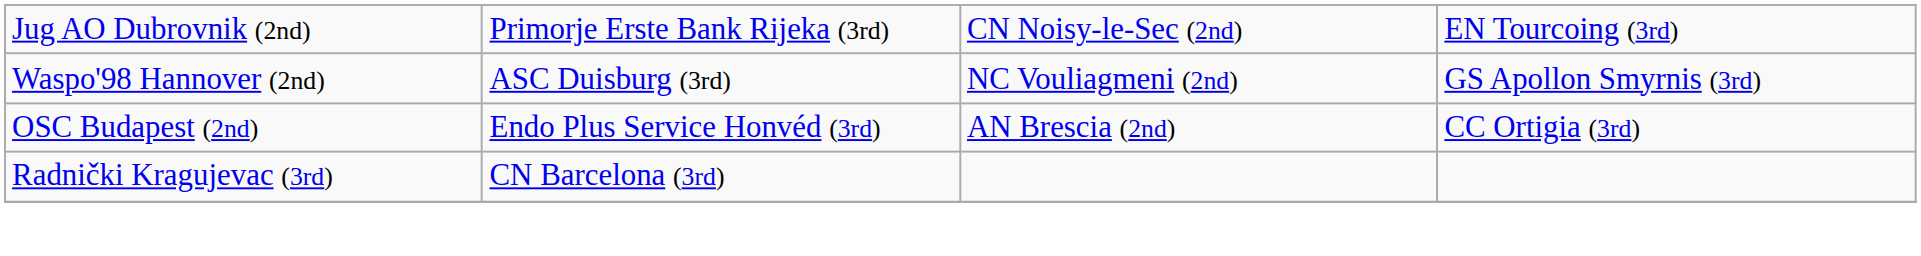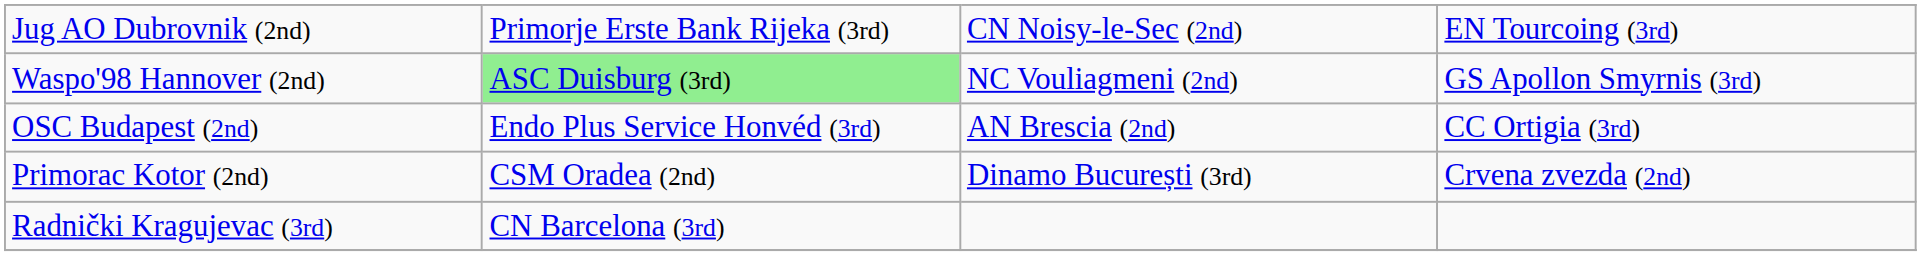(610, 77) no background -> (610, 77) lightgreen background
+ row: (140, 175)
